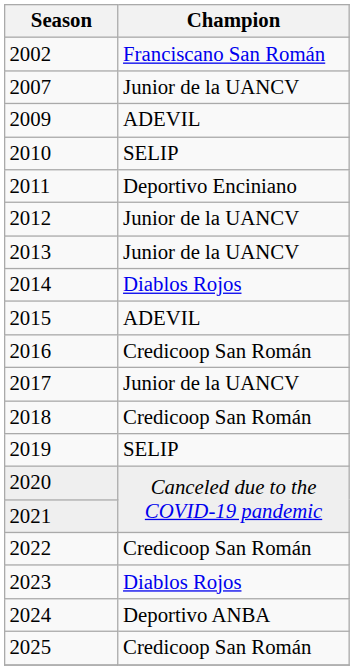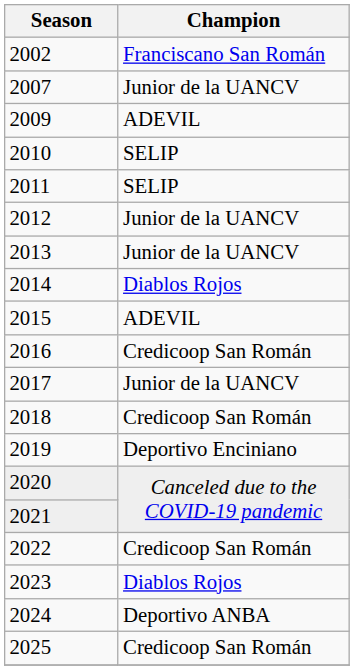(210, 185) Deportivo Enciniano -> (151, 185) SELIP
(151, 449) SELIP -> (210, 449) Deportivo Enciniano
